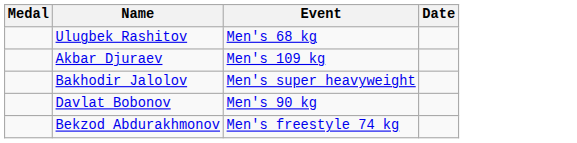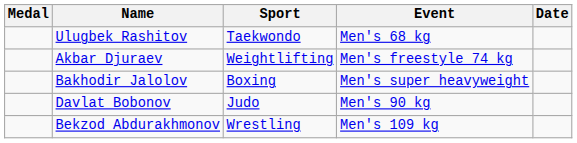+ column: (280, 16)
(276, 60) Men's 109 kg -> (426, 60) Men's freestyle 74 kg
(313, 127) Men's freestyle 74 kg -> (389, 127) Men's 109 kg
